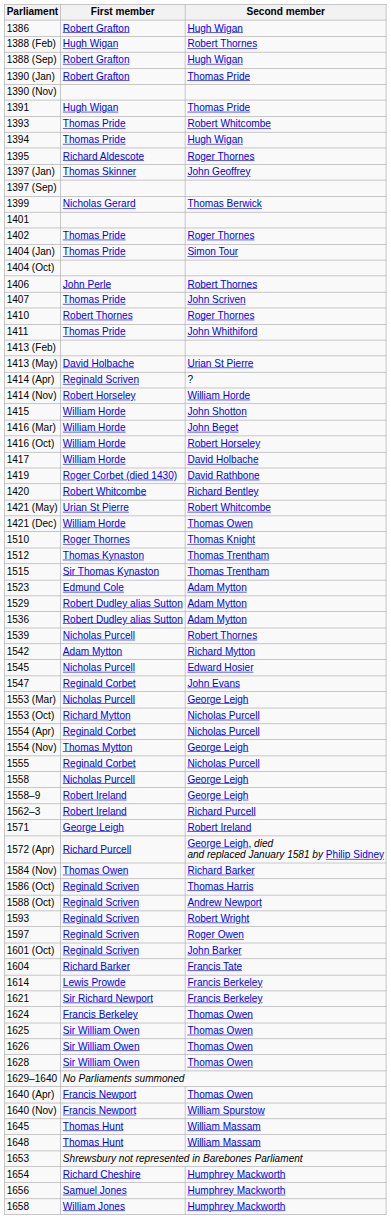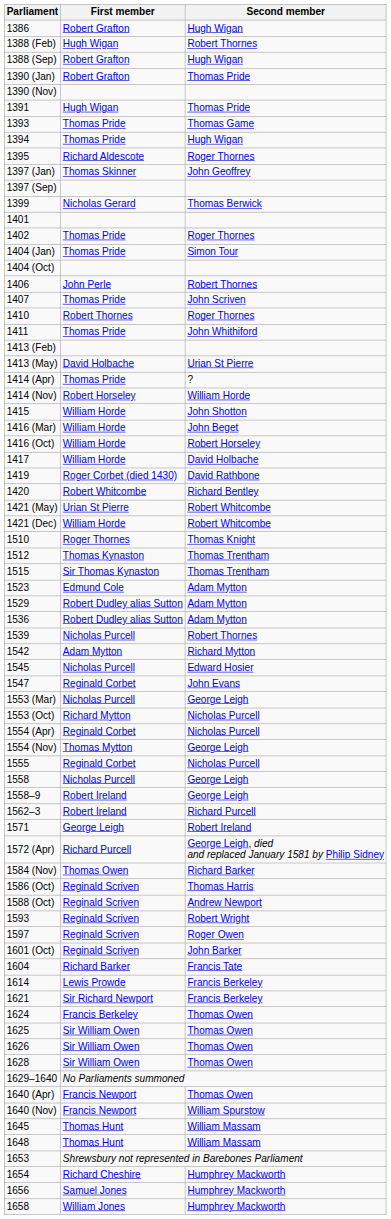(229, 124) Robert Whitcombe -> (221, 124) Thomas Game
(101, 380) Reginald Scriven -> (94, 380) Thomas Pride
(220, 524) Thomas Owen -> (229, 524) Robert Whitcombe
